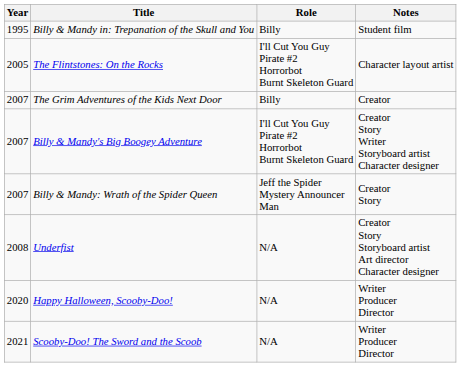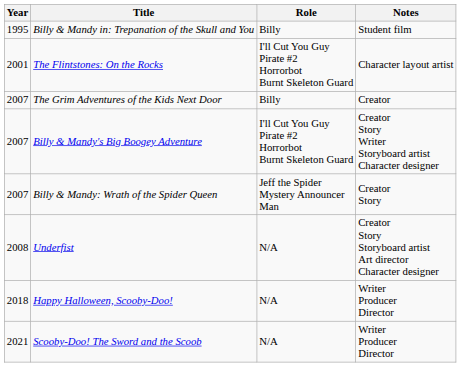(18, 65) 2005 -> (18, 65) 2001
(18, 300) 2020 -> (18, 300) 2018
